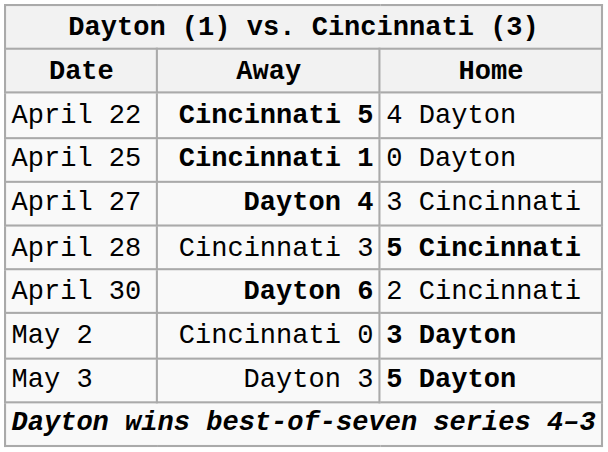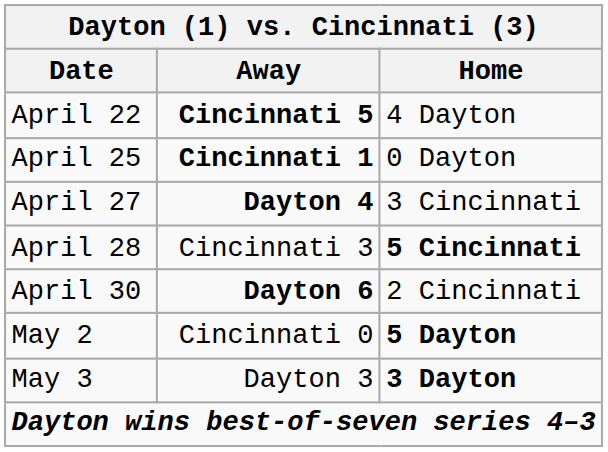(451, 336) 3 Dayton -> (451, 336) 5 Dayton
(451, 380) 5 Dayton -> (451, 380) 3 Dayton
